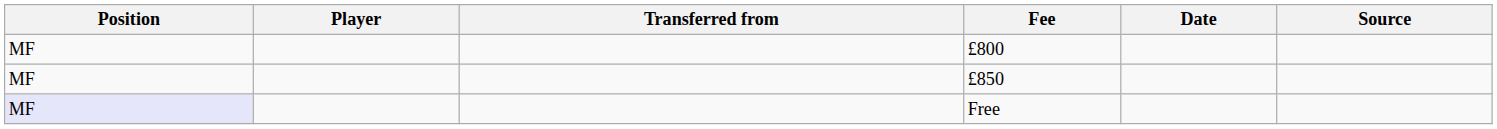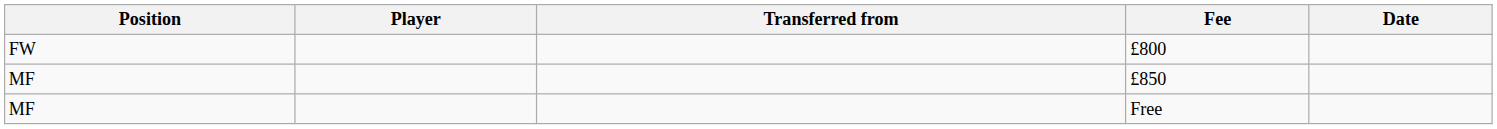- column: (1385, 19)
(22, 49) MF -> (22, 49) FW
(22, 109) lavender background -> (22, 109) no background
